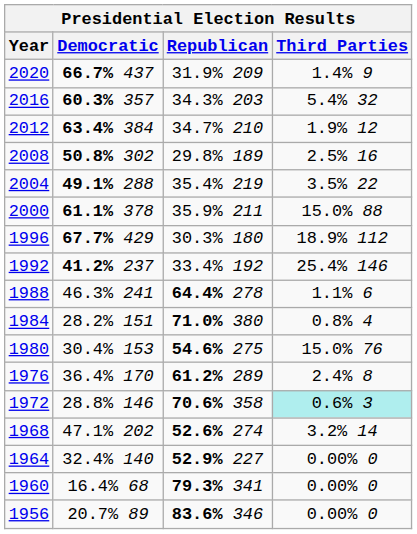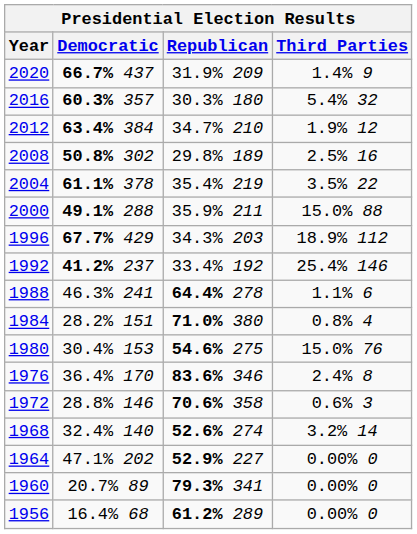(217, 101) 34.3% 203 -> (217, 101) 30.3% 180
(108, 184) 49.1% 288 -> (108, 184) 61.1% 378
(108, 211) 61.1% 378 -> (108, 211) 49.1% 288
(217, 239) 30.3% 180 -> (217, 239) 34.3% 203
(217, 376) 61.2% 289 -> (217, 376) 83.6% 346
(342, 404) paleturquoise background -> (342, 404) no background
(108, 432) 47.1% 202 -> (108, 432) 32.4% 140
(108, 459) 32.4% 140 -> (108, 459) 47.1% 202
(108, 487) 16.4% 68 -> (108, 487) 20.7% 89
(108, 514) 20.7% 89 -> (108, 514) 16.4% 68
(217, 514) 83.6% 346 -> (217, 514) 61.2% 289
